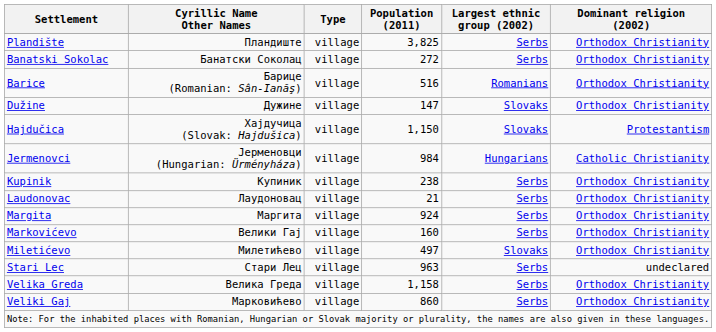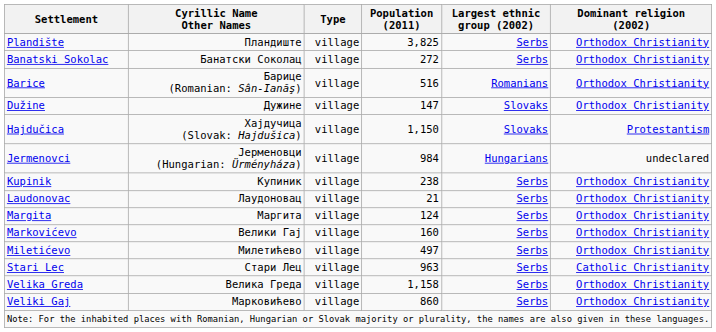(643, 158) Catholic Christianity -> (678, 158) undeclared
(429, 216) 924 -> (429, 216) 124
(526, 250) Slovaks -> (532, 250) Serbs
(678, 268) undeclared -> (643, 268) Catholic Christianity
